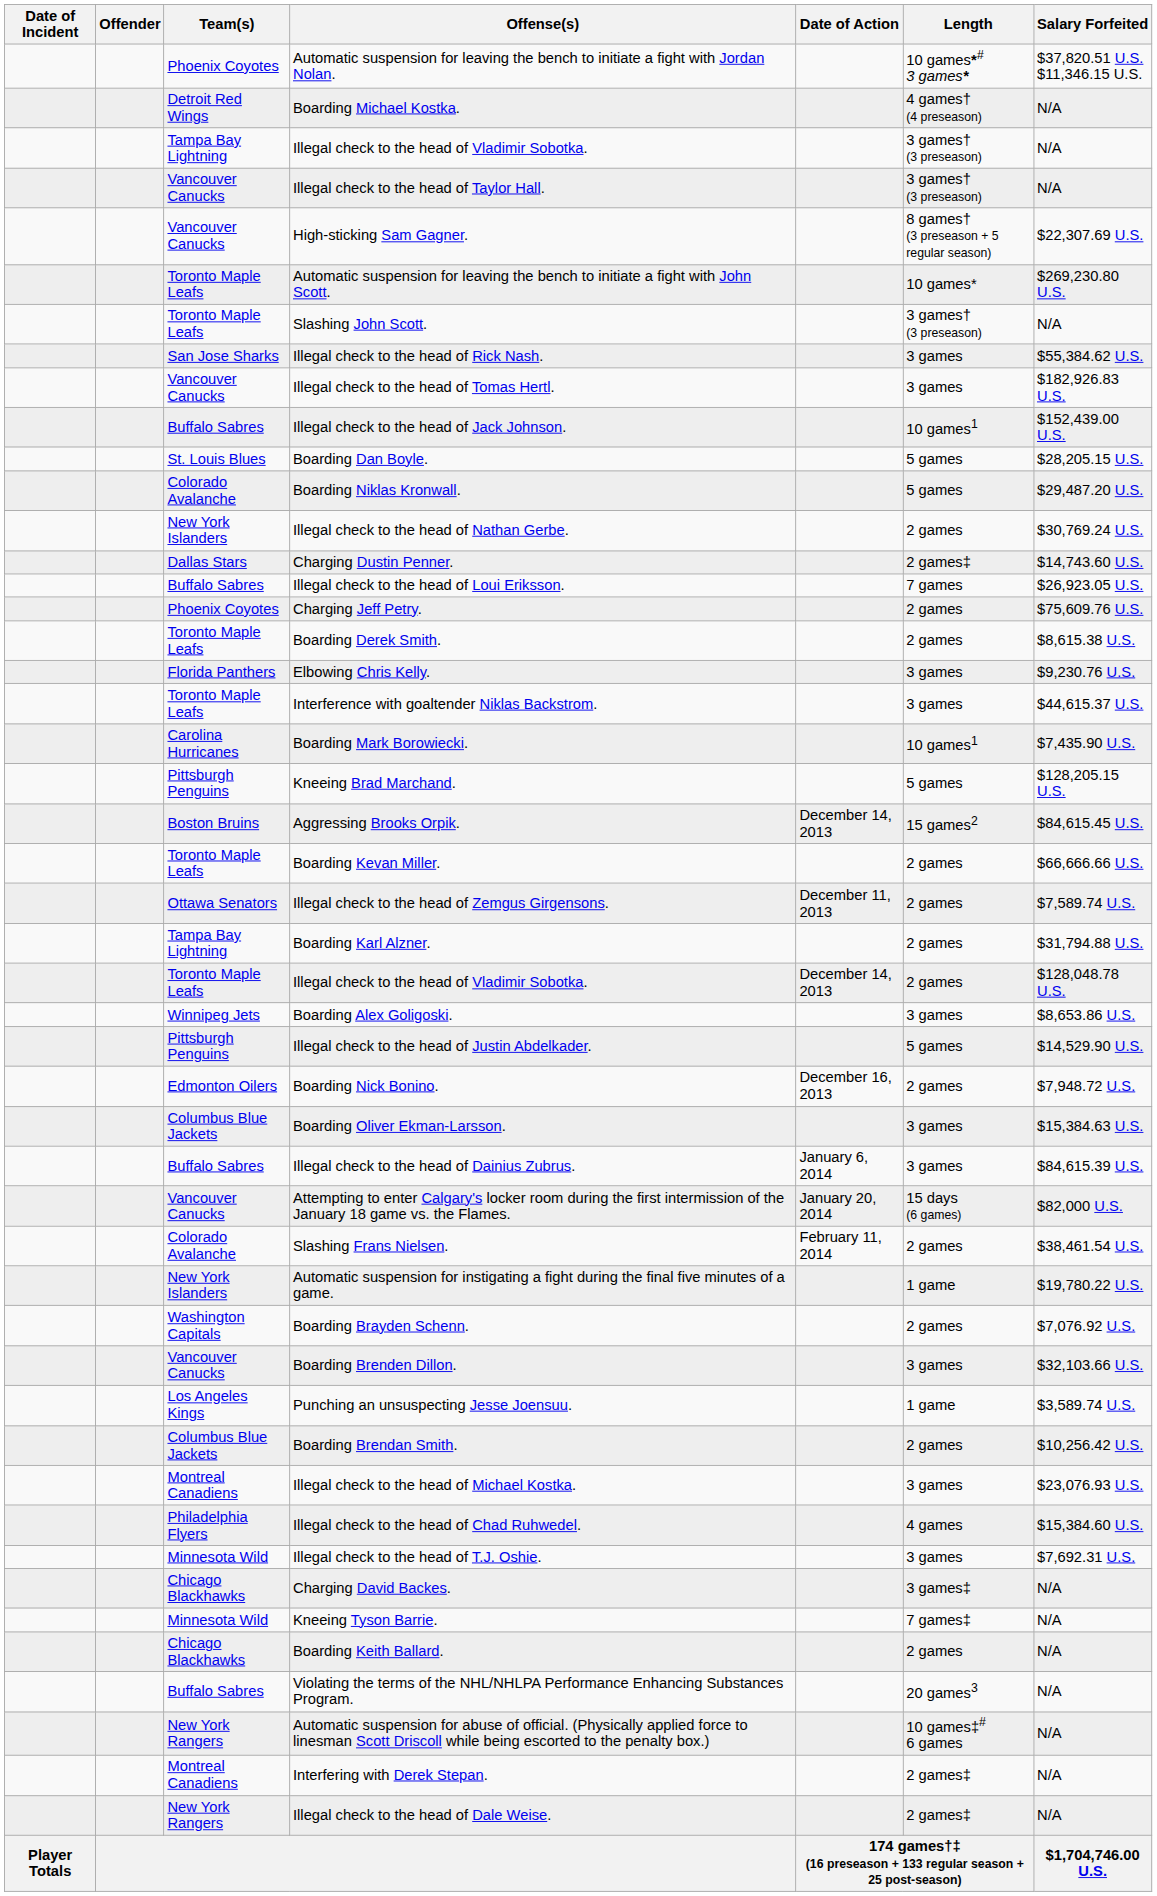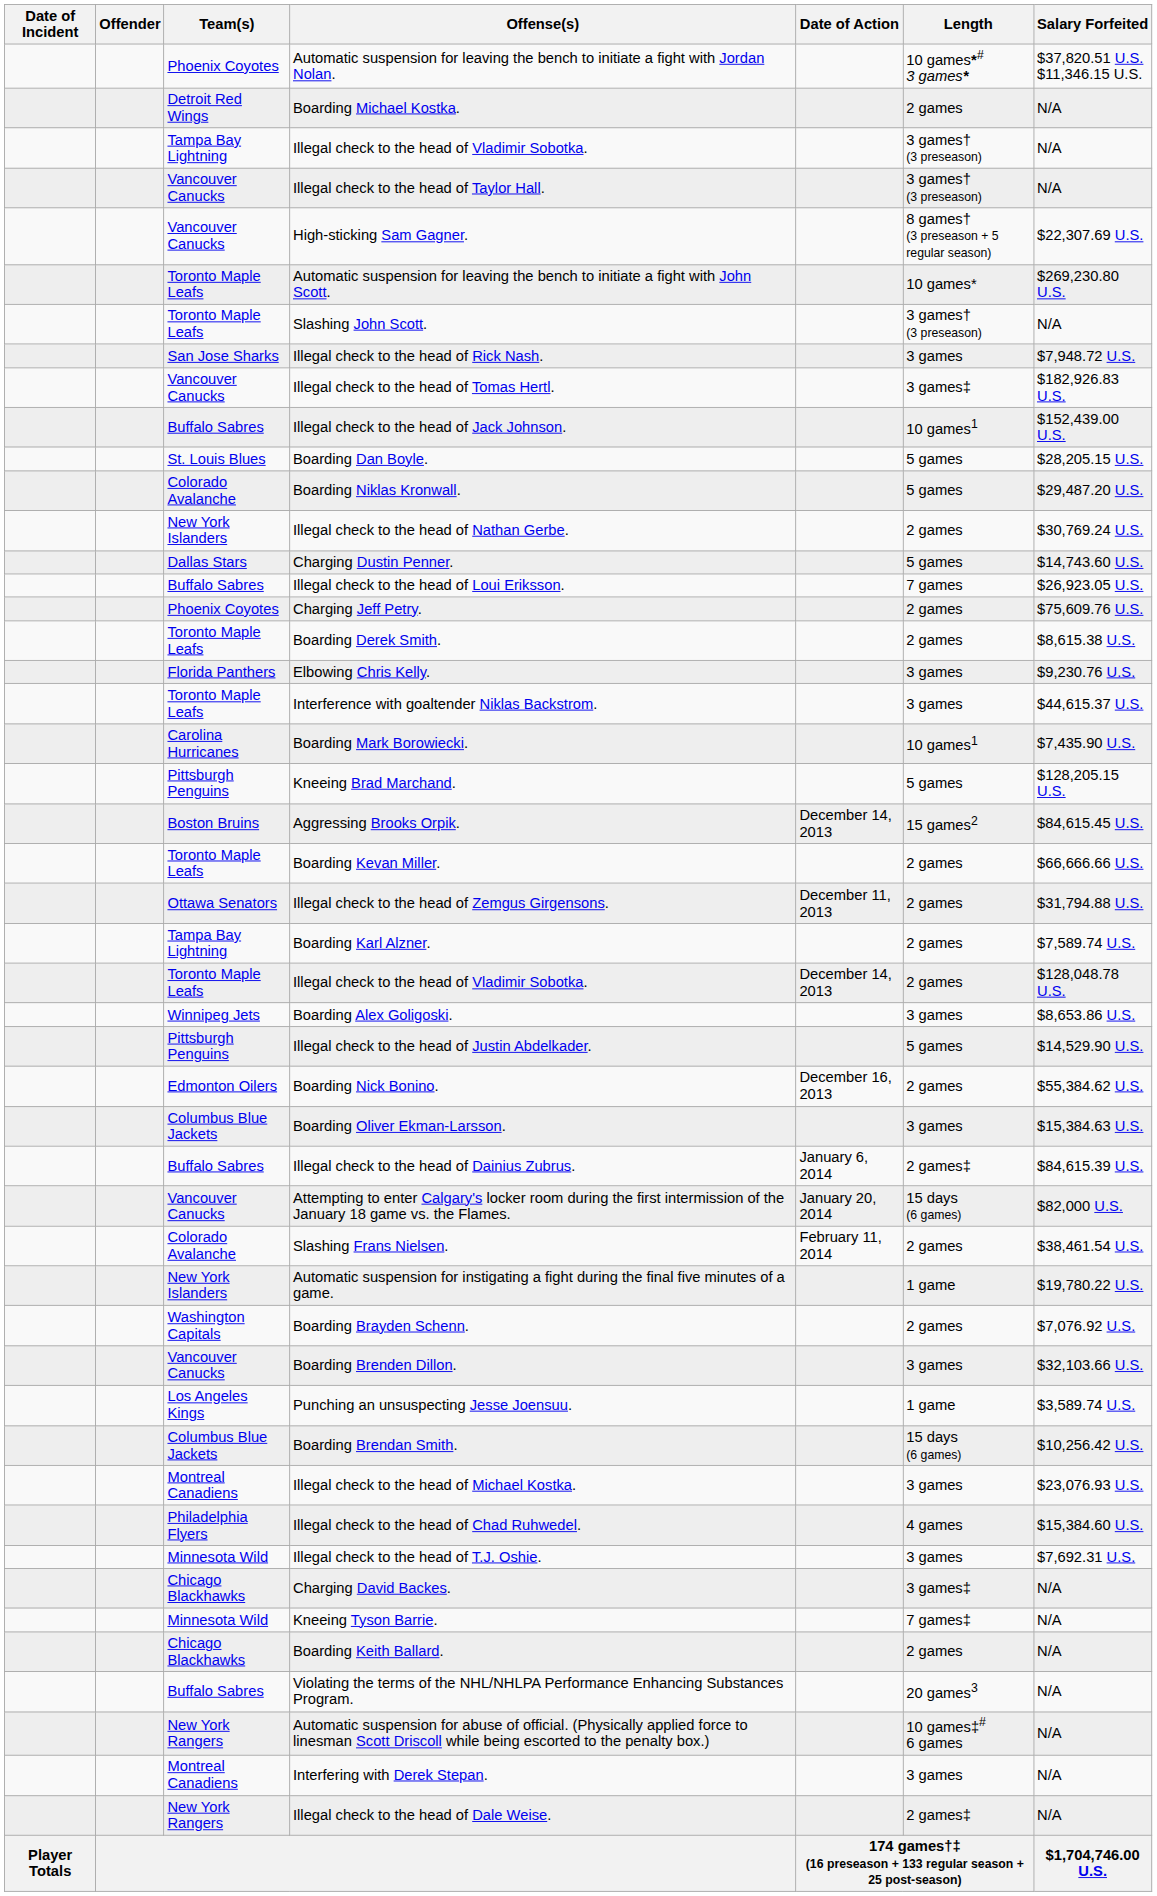(944, 108) 4 games† (4 preseason) -> (934, 108) 2 games
(1090, 355) $55,384.62 U.S. -> (1086, 355) $7,948.72 U.S.
(934, 387) 3 games -> (939, 387) 3 games‡
(939, 562) 2 games‡ -> (934, 562) 5 games
(1086, 903) $7,589.74 U.S. -> (1090, 903) $31,794.88 U.S.
(1090, 943) $31,794.88 U.S. -> (1086, 943) $7,589.74 U.S.
(1086, 1086) $7,948.72 U.S. -> (1090, 1086) $55,384.62 U.S.
(934, 1166) 3 games -> (939, 1166) 2 games‡
(934, 1445) 2 games -> (934, 1445) 15 days (6 games)
(939, 1775) 2 games‡ -> (934, 1775) 3 games
